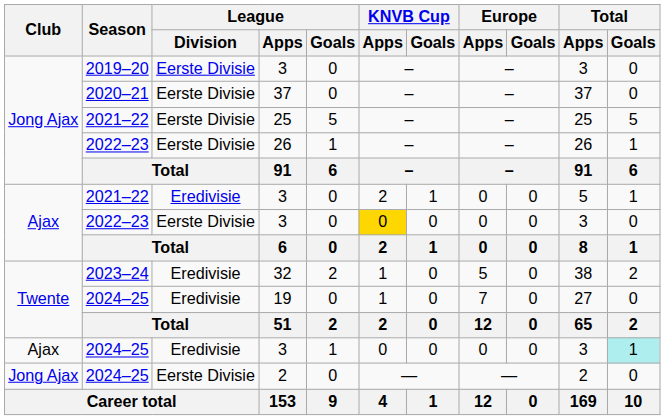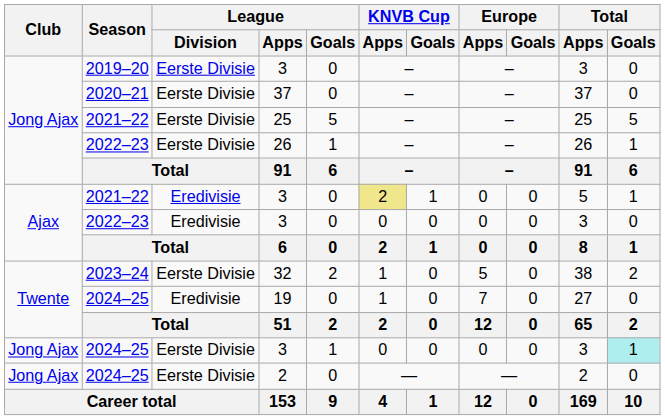(383, 196) no background -> (383, 196) khaki background
(206, 222) Eerste Divisie -> (206, 222) Eredivisie
(383, 222) gold background -> (383, 222) no background
(206, 273) Eredivisie -> (206, 273) Eerste Divisie
(43, 350) Ajax -> (43, 350) Jong Ajax
(206, 350) Eredivisie -> (206, 350) Eerste Divisie
